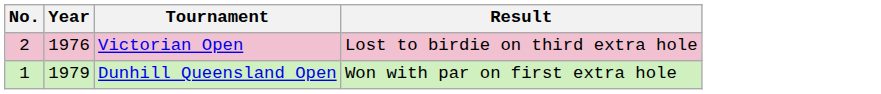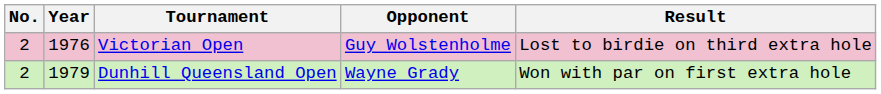+ column: (428, 19)
(24, 75) 1 -> (24, 75) 2
